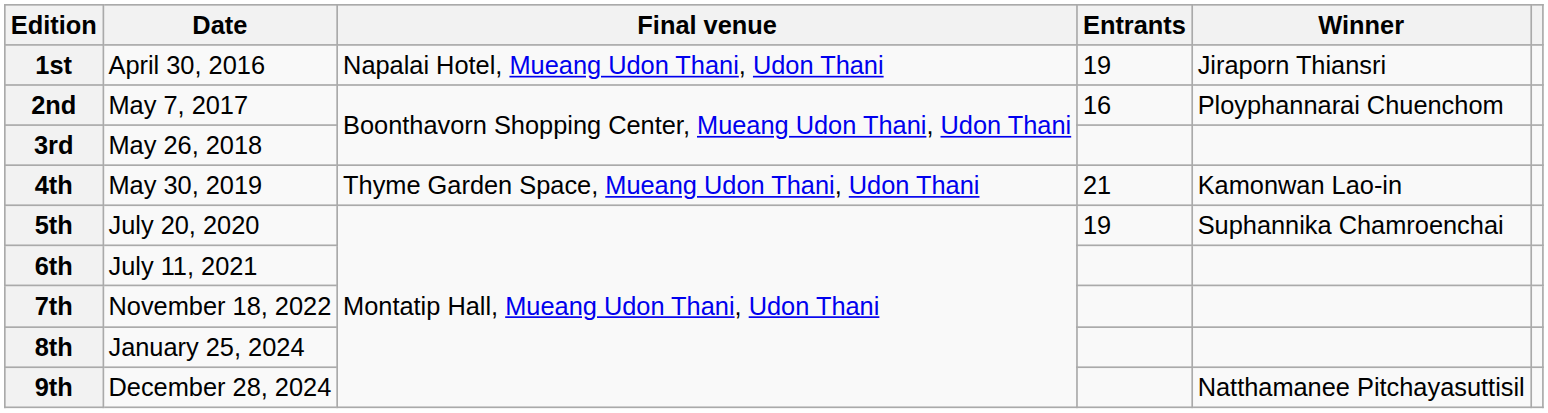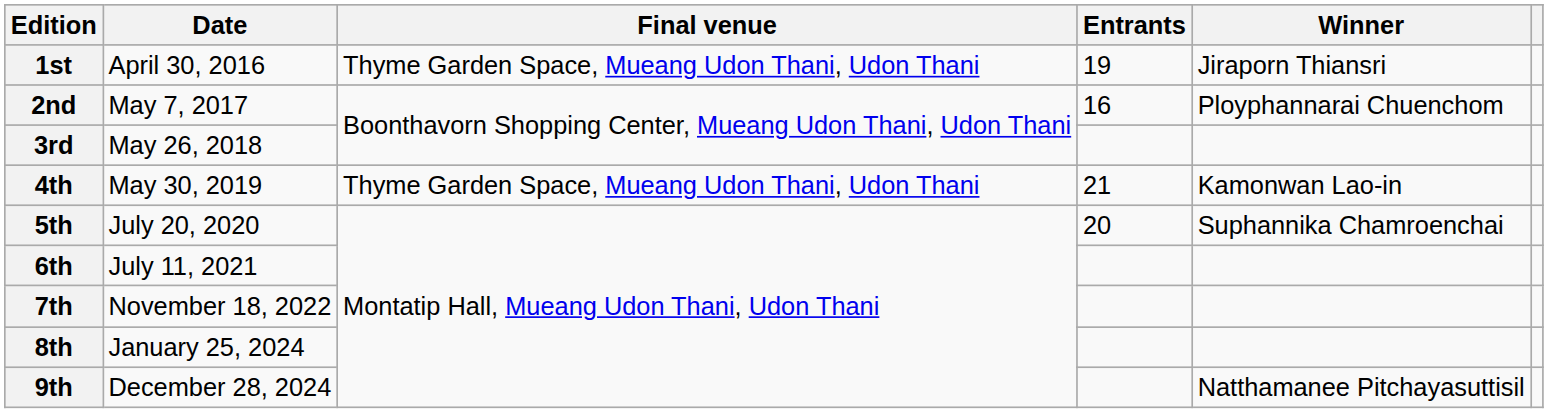(613, 65) Napalai Hotel, Mueang Udon Thani, Udon Thani -> (661, 65) Thyme Garden Space, Mueang Udon Thani, Udon Thani
(1097, 226) 19 -> (1097, 226) 20
